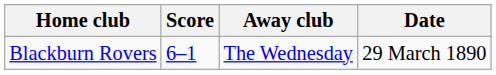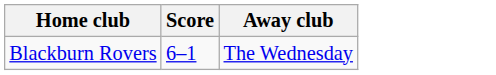- column: (424, 20)
